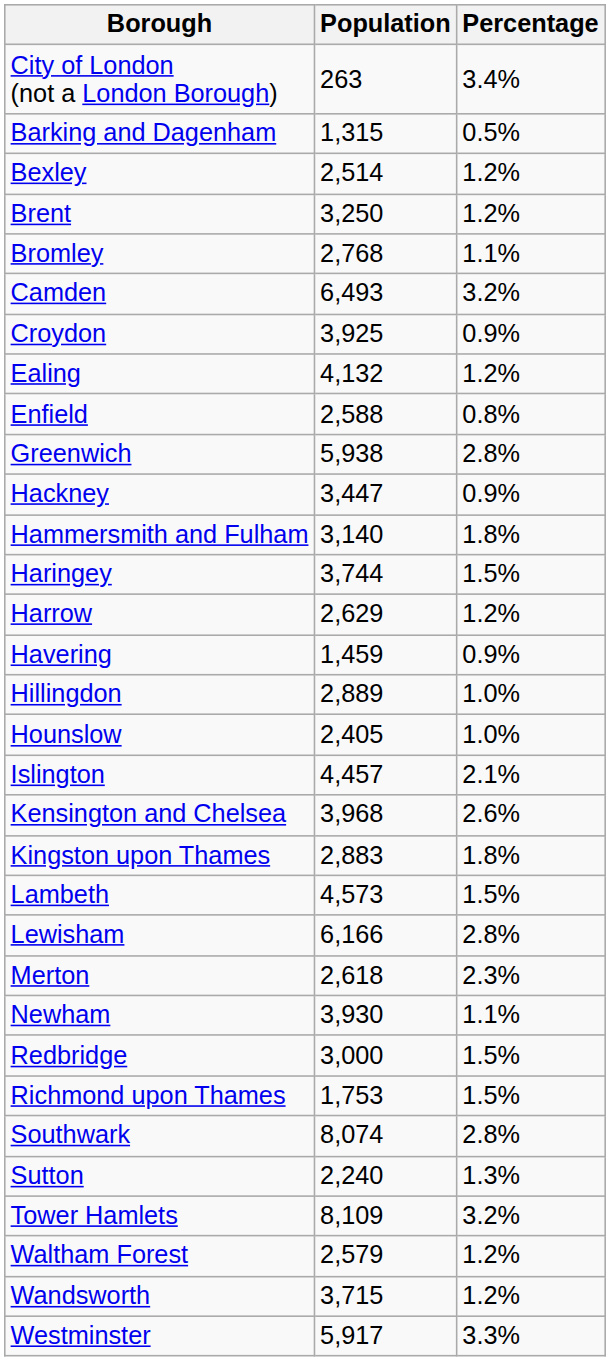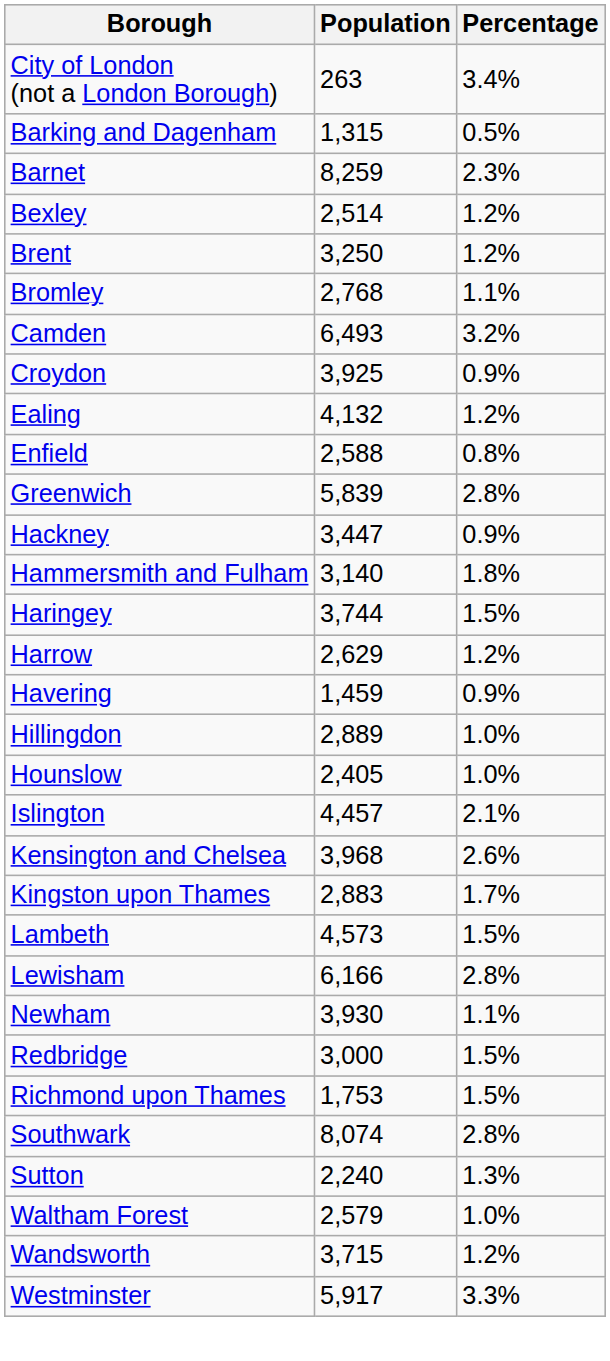+ row: (48, 173)
(352, 453) 5,938 -> (352, 494) 5,839
(491, 854) 1.8% -> (491, 894) 1.7%
- row: (50, 975)
- row: (94, 1215)
(491, 1255) 1.2% -> (491, 1215) 1.0%
